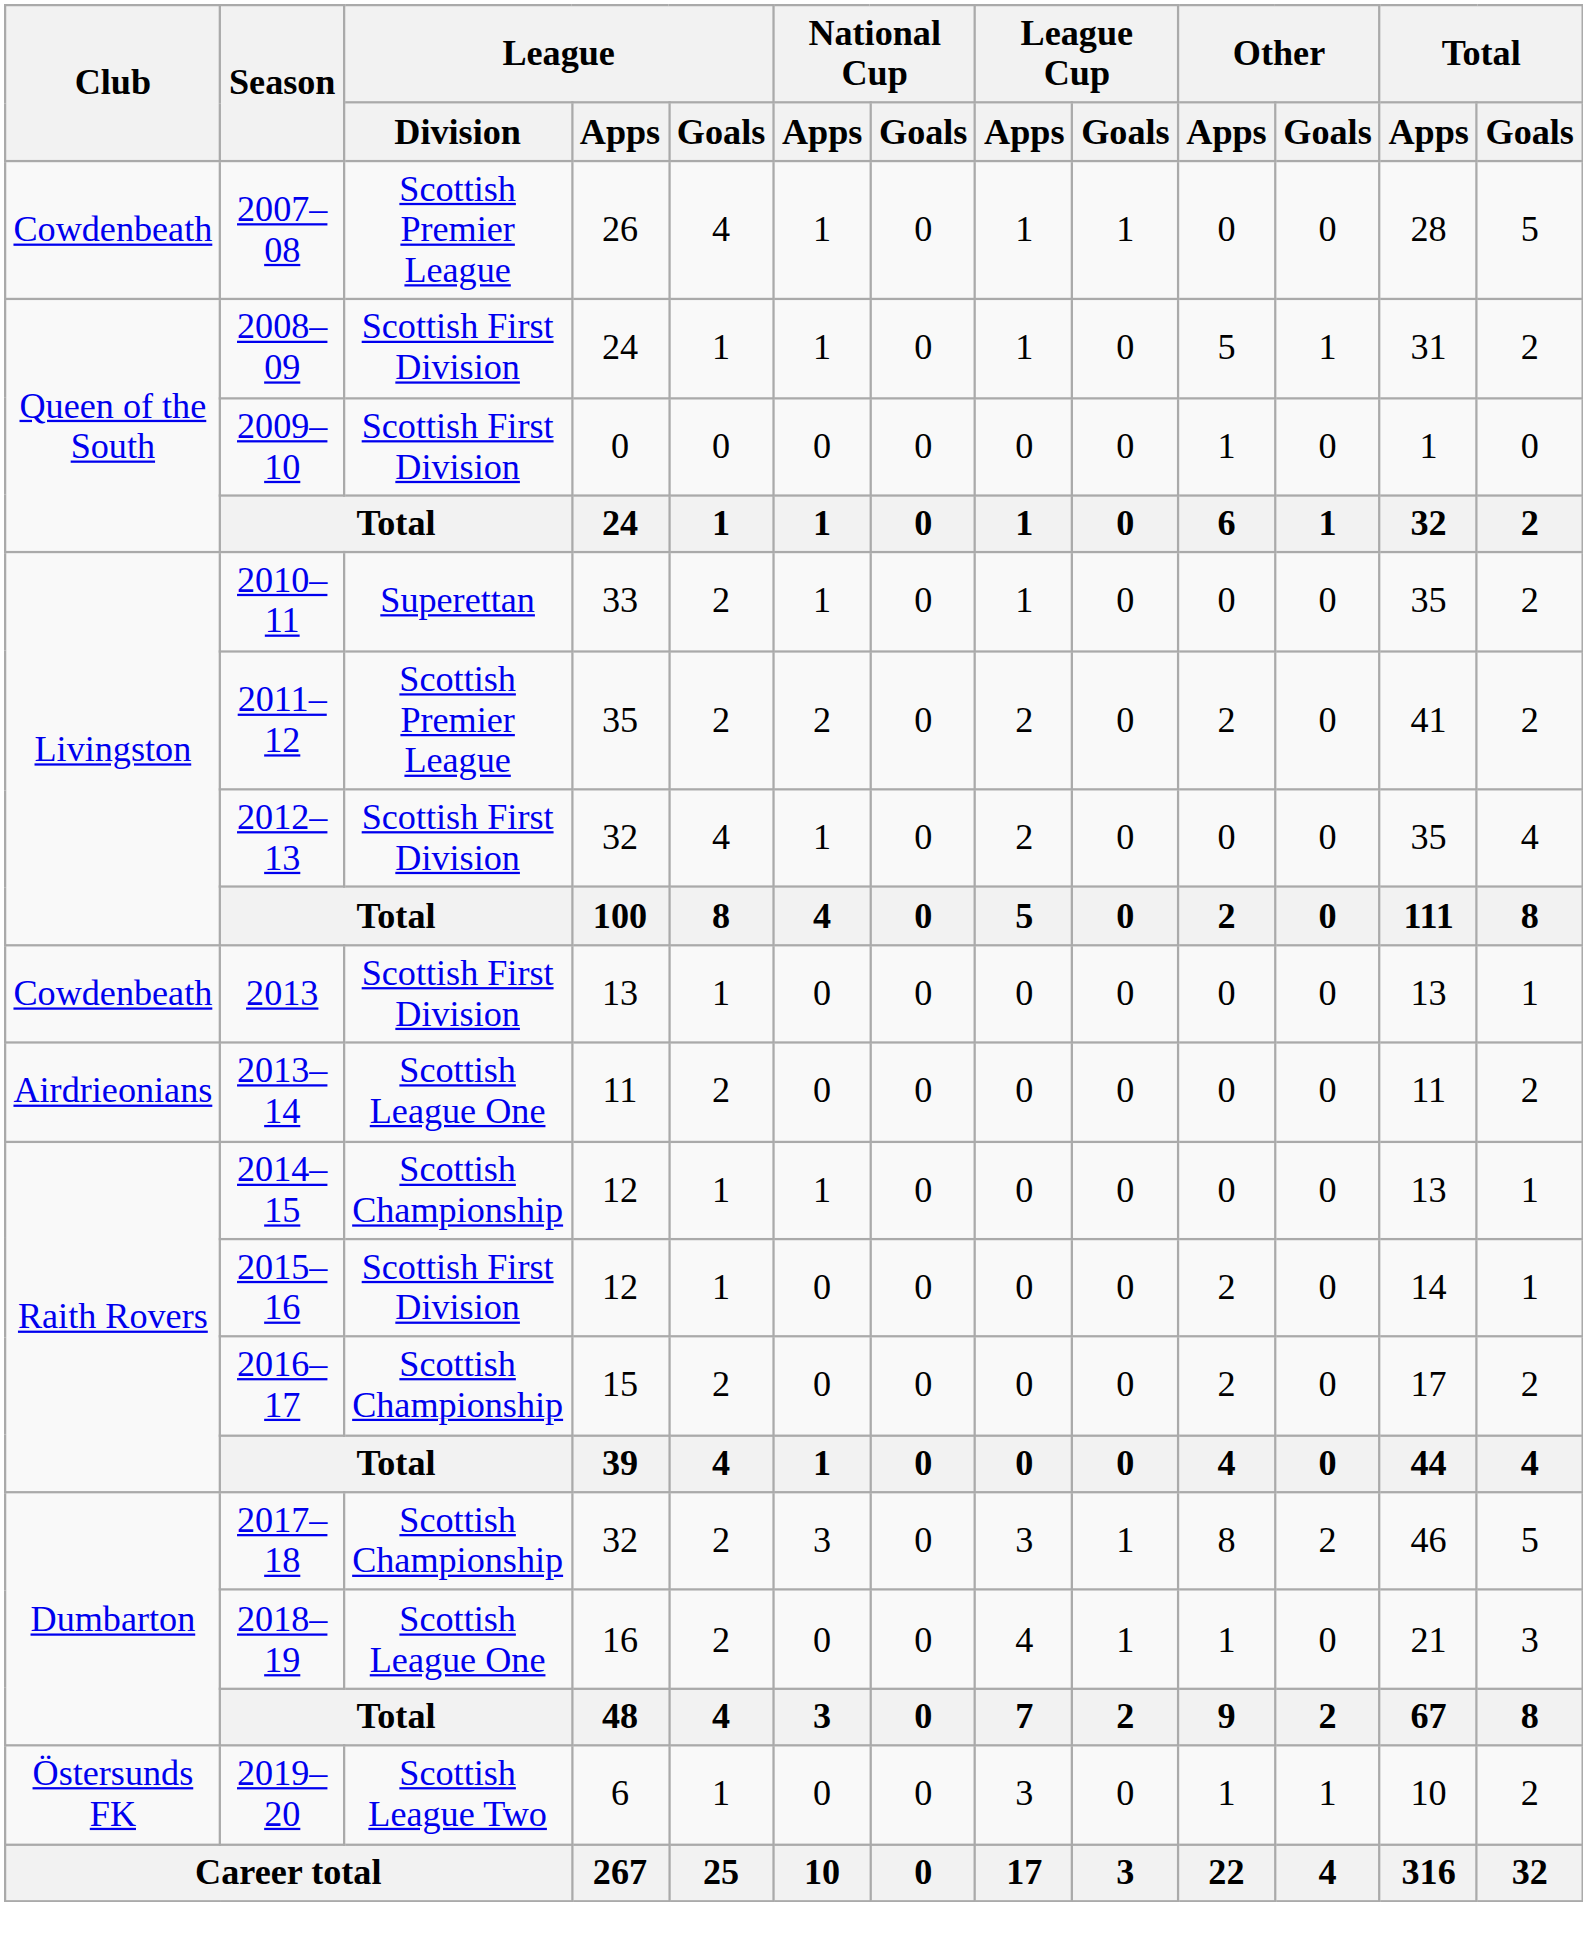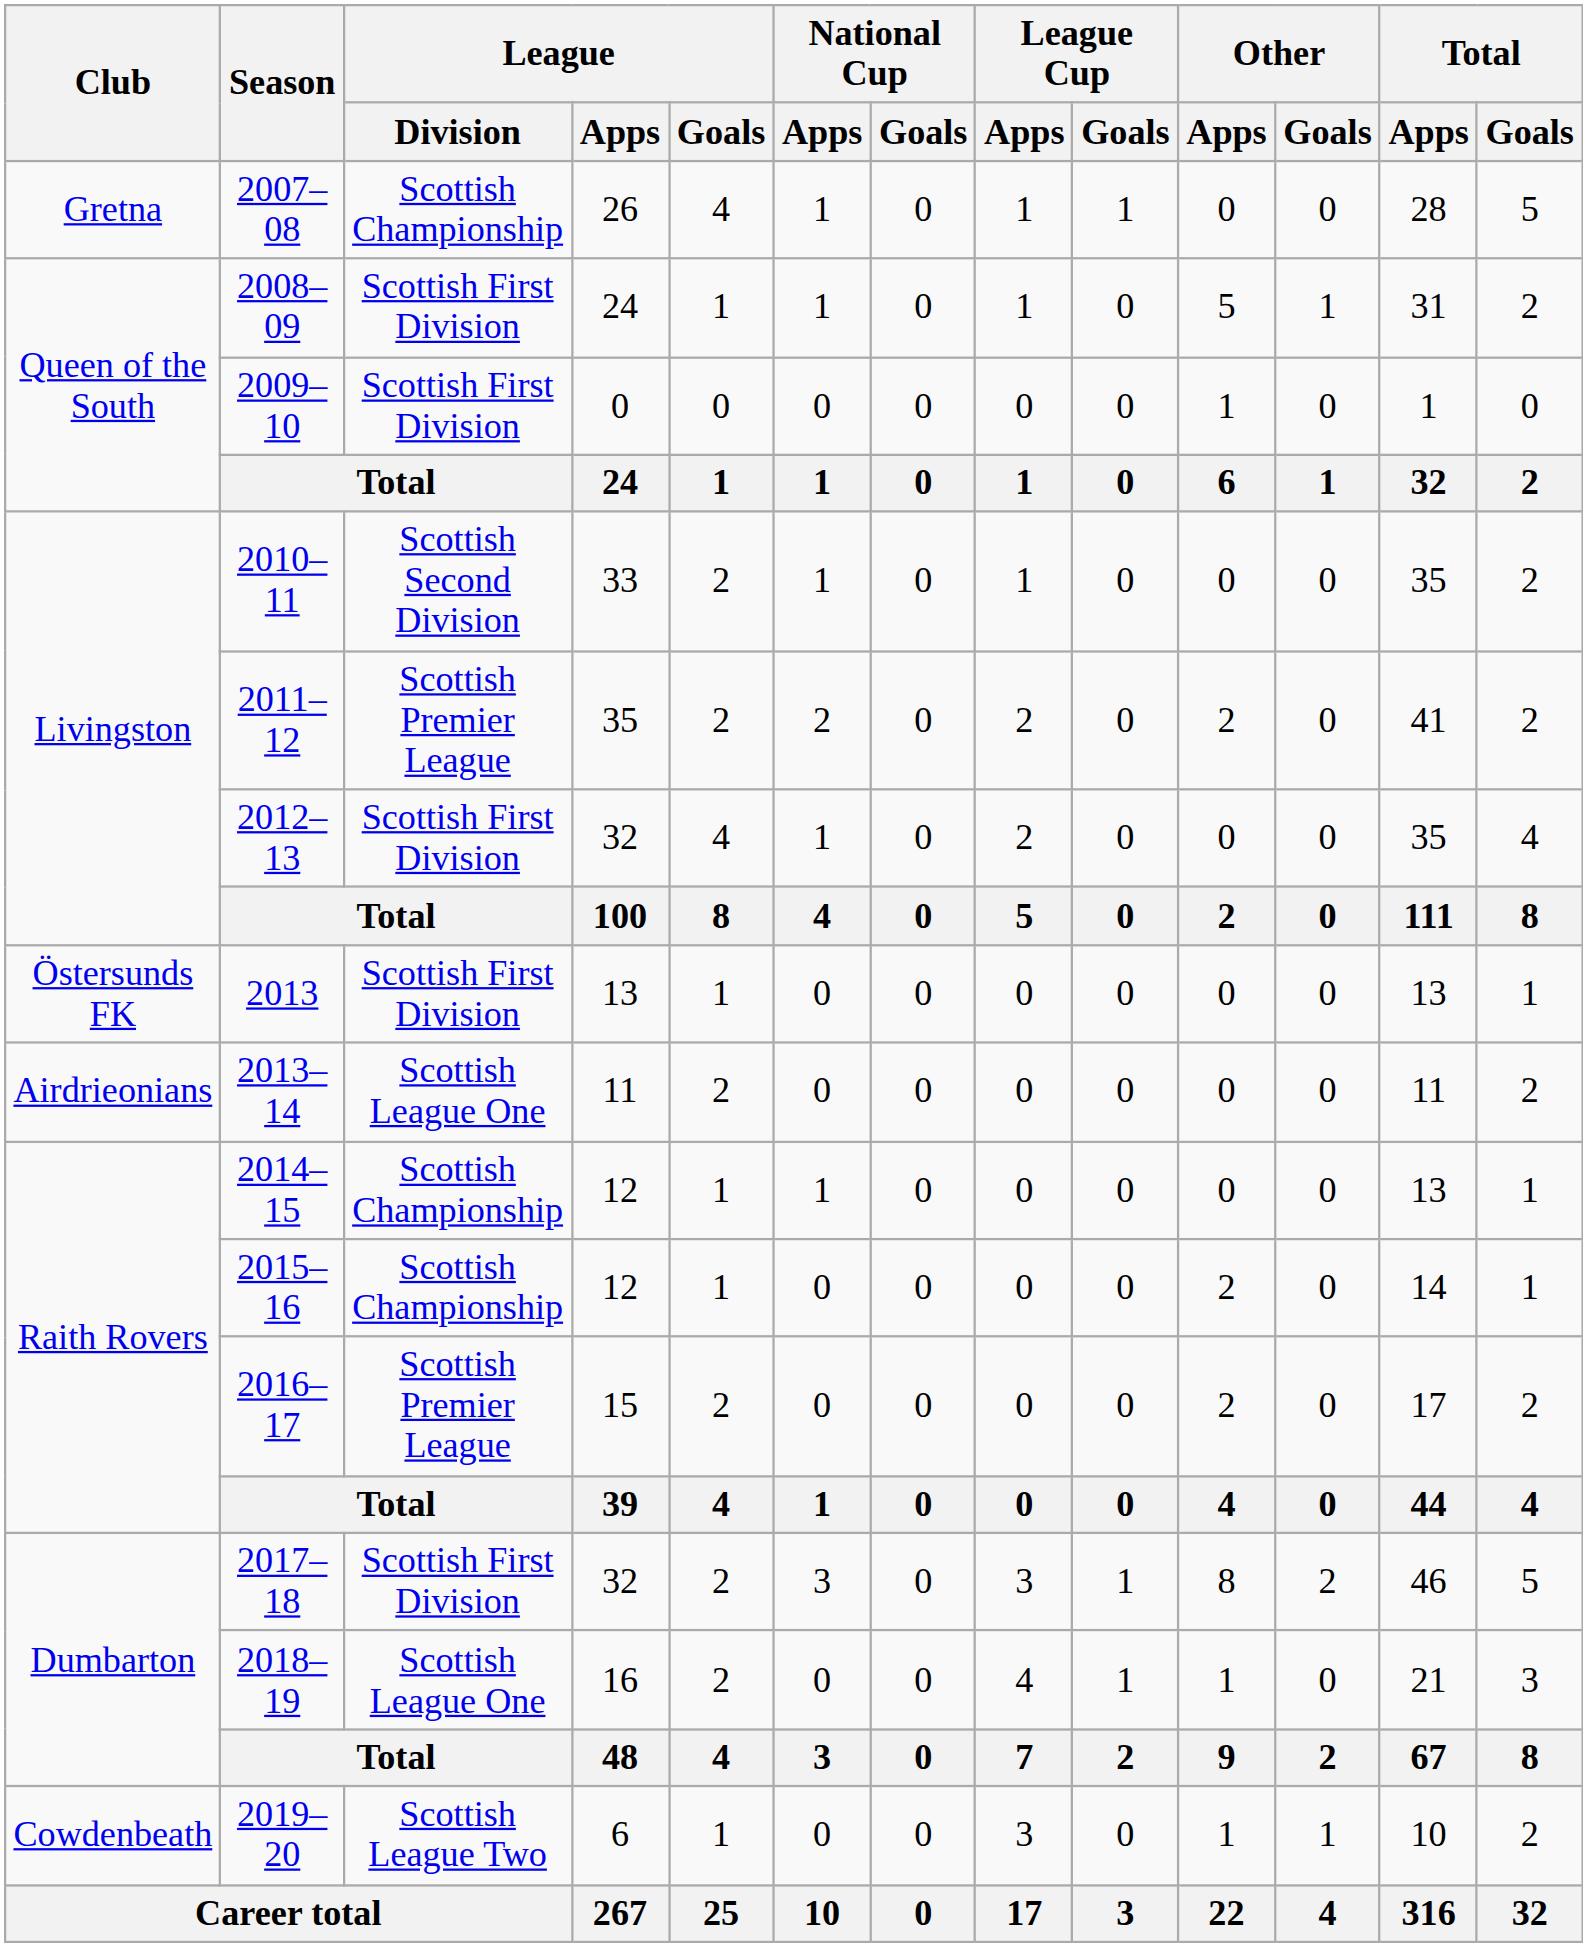(113, 229) Cowdenbeath -> (113, 208) Gretna
(458, 229) Scottish Premier League -> (458, 208) Scottish Championship
(458, 600) Superettan -> (458, 580) Scottish Second Division
(113, 993) Cowdenbeath -> (113, 993) Östersunds FK
(458, 1287) Scottish First Division -> (458, 1287) Scottish Championship
(458, 1385) Scottish Championship -> (458, 1405) Scottish Premier League
(458, 1540) Scottish Championship -> (458, 1581) Scottish First Division
(113, 1793) Östersunds FK -> (113, 1834) Cowdenbeath
